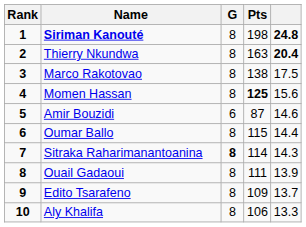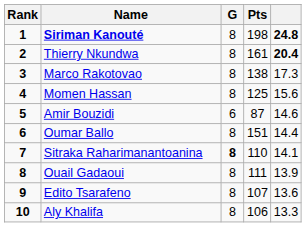(257, 54) 163 -> (257, 54) 161
(286, 74) 17.5 -> (286, 74) 17.3
(257, 94) bold -> (257, 94) normal
(257, 133) 115 -> (257, 133) 151
(257, 153) 114 -> (257, 153) 110
(286, 153) 14.3 -> (286, 153) 14.1
(257, 193) 109 -> (257, 193) 107
(286, 193) 13.7 -> (286, 193) 13.6
